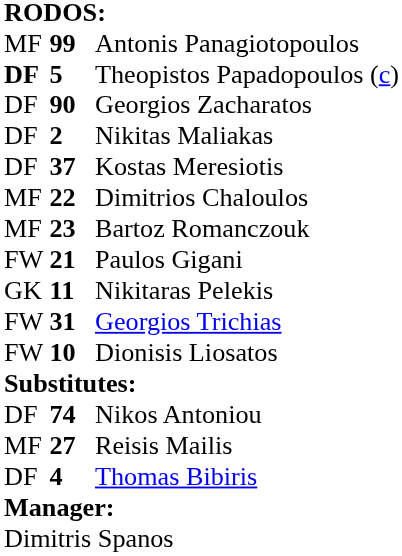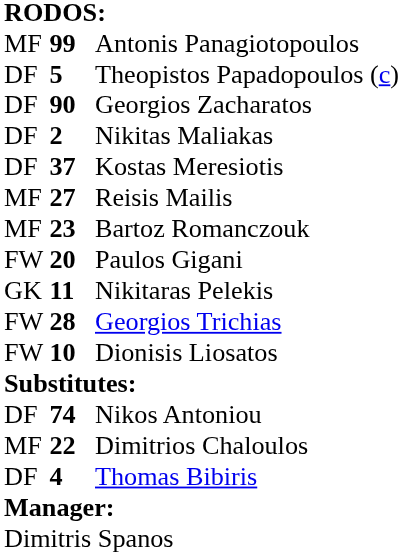(21, 73) bold -> (21, 73) normal
rows swapped: (202, 197) <-> (164, 445)
(63, 259) 21 -> (63, 259) 20
(63, 321) 31 -> (63, 321) 28
